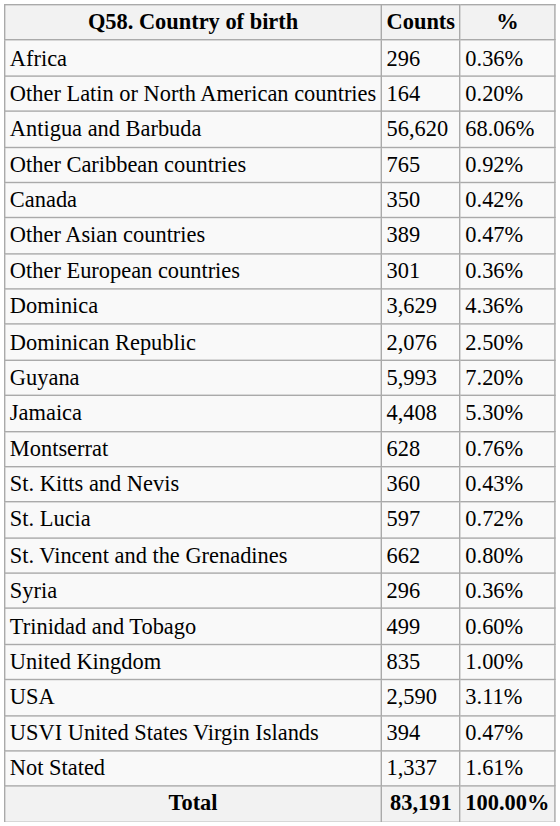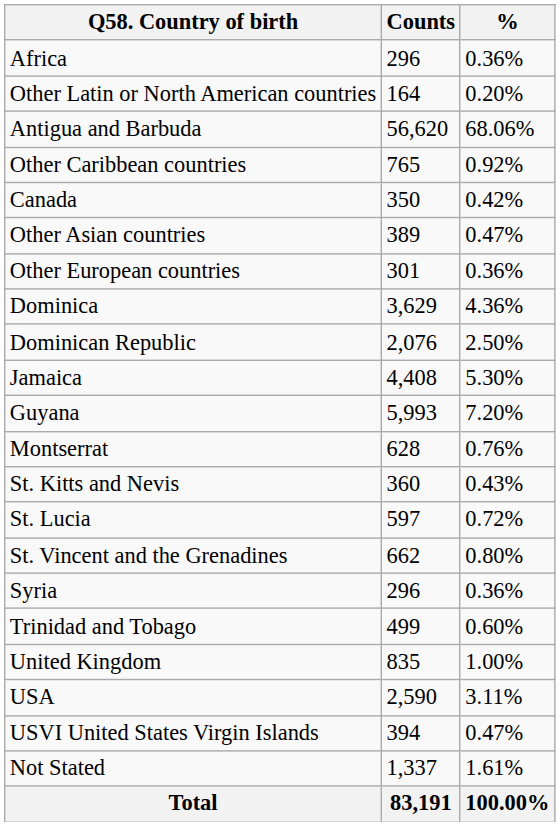rows swapped: (45, 377) <-> (46, 413)
